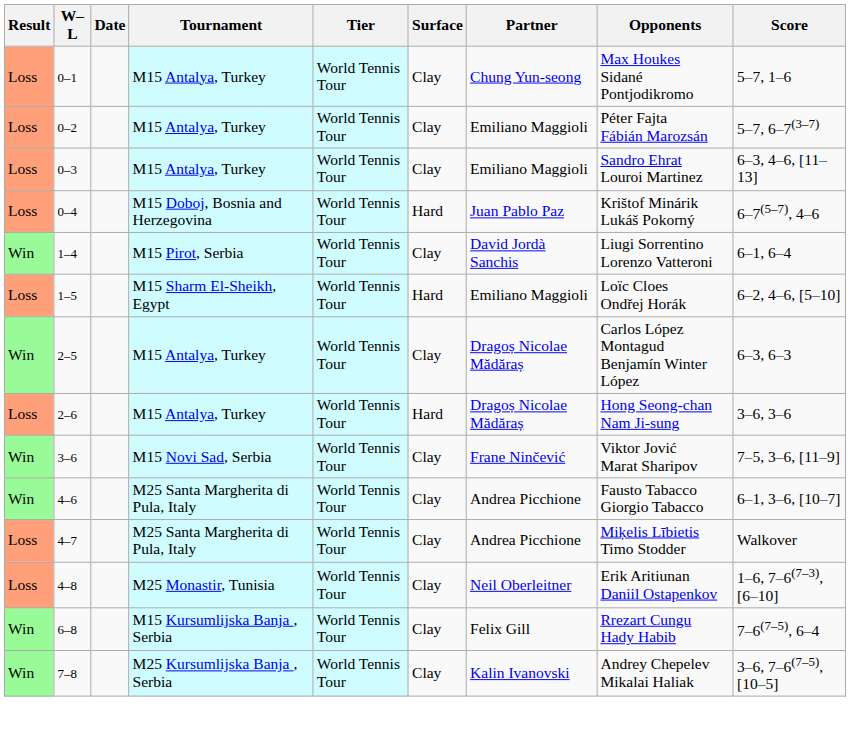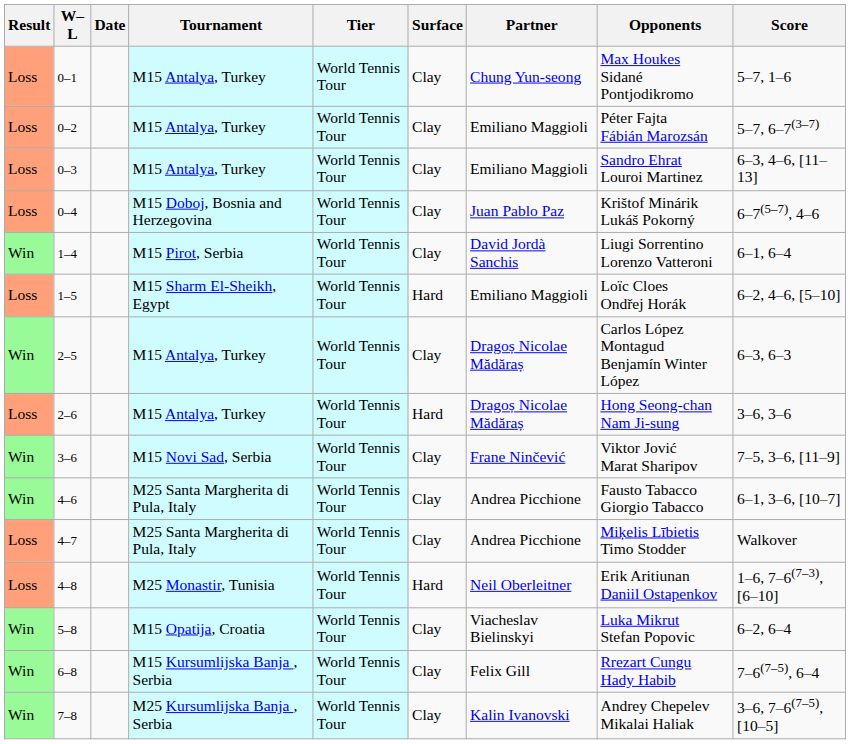(428, 211) Hard -> (427, 211) Clay
(427, 584) Clay -> (428, 584) Hard
+ row: (67, 630)
